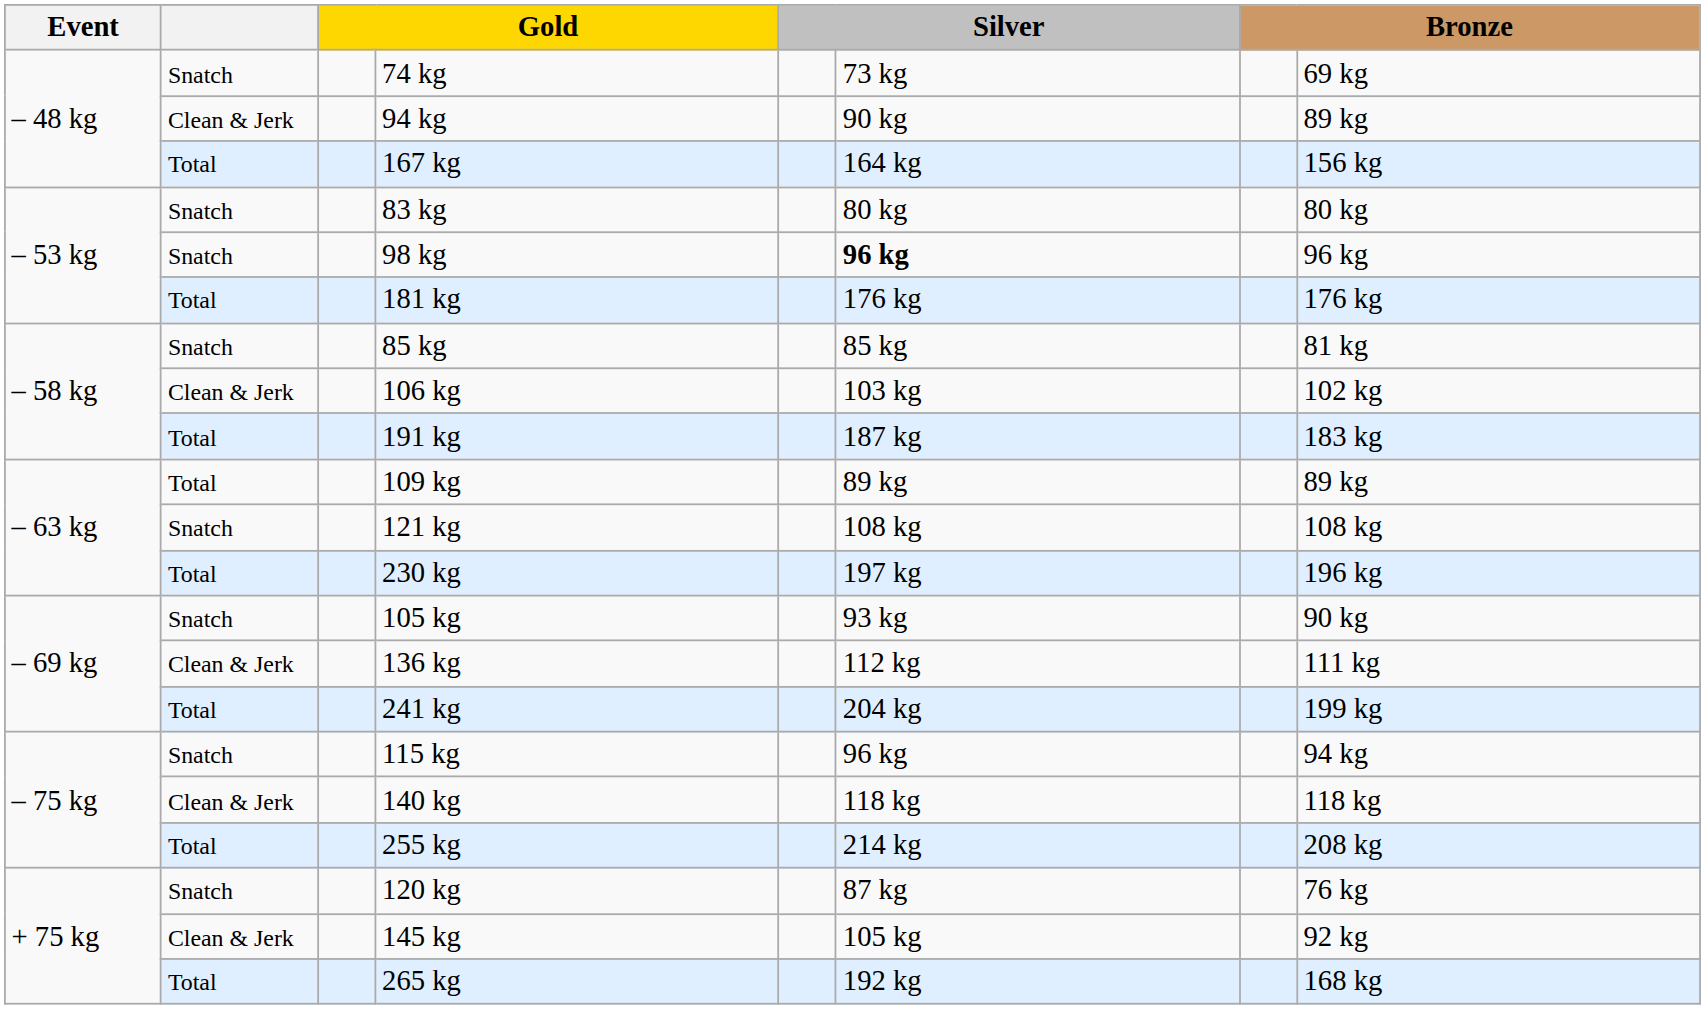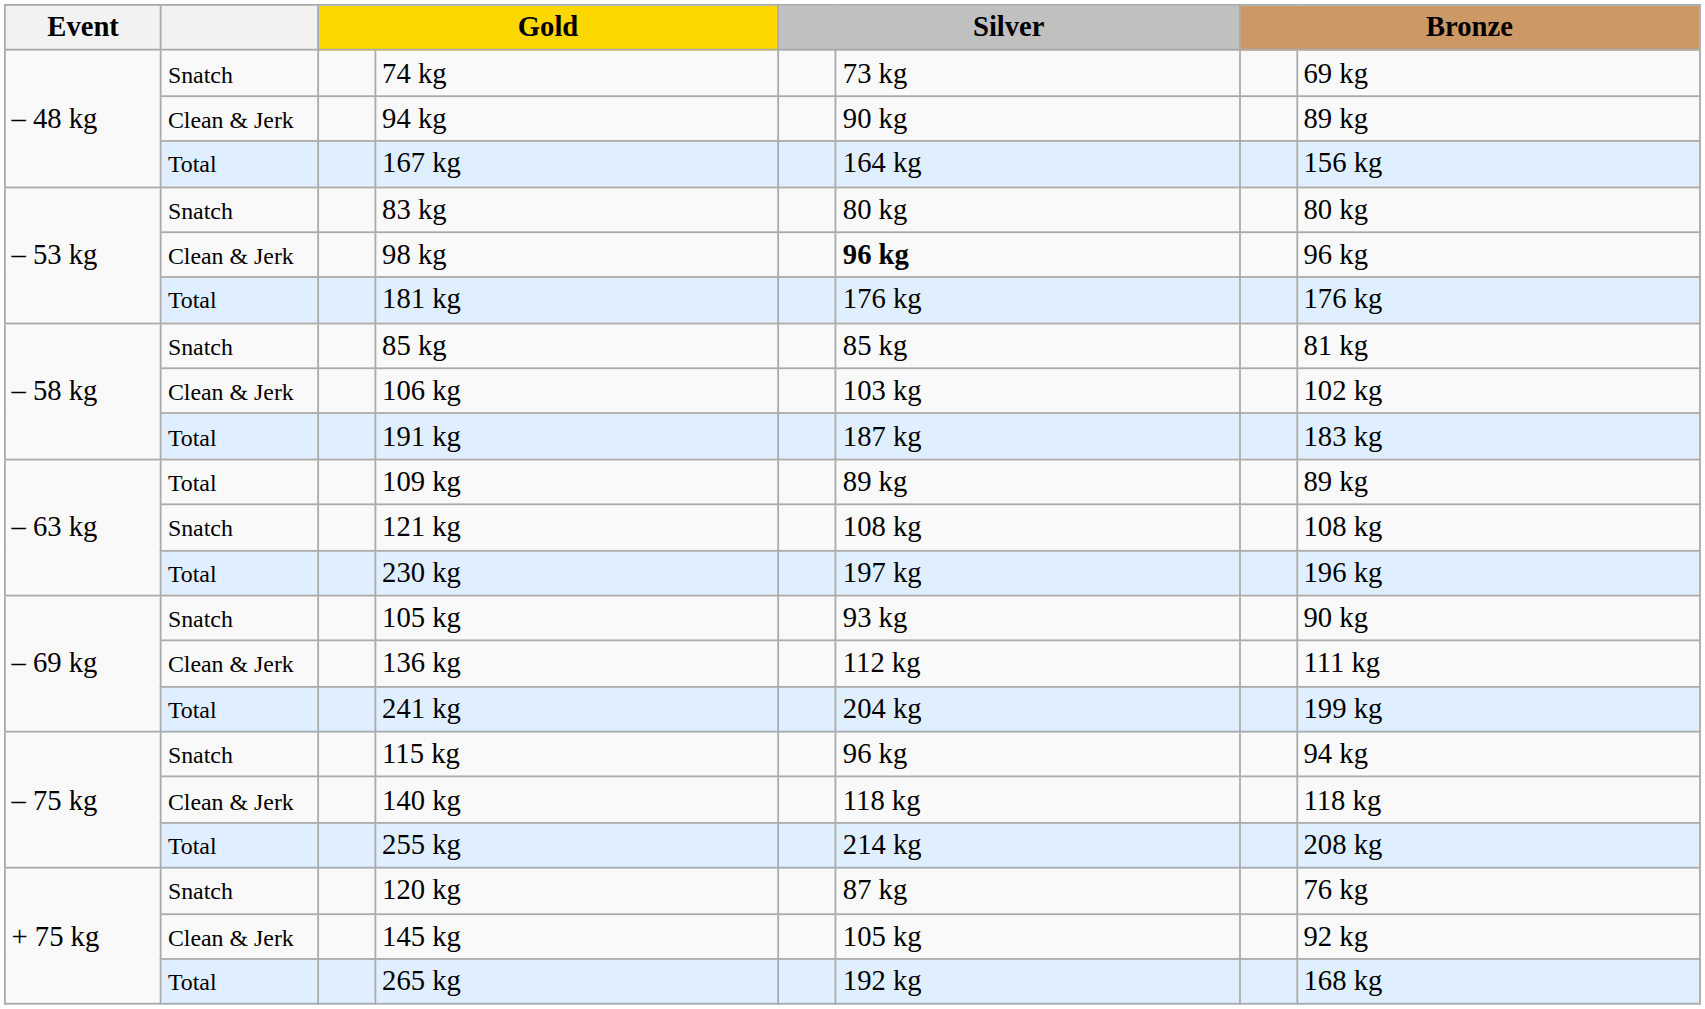(200, 256) Snatch -> (231, 256) Clean & Jerk
